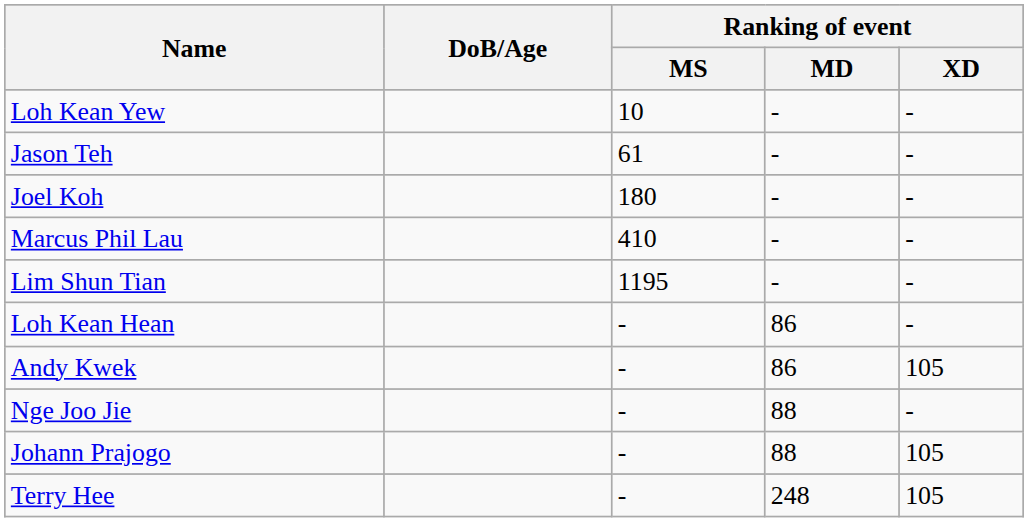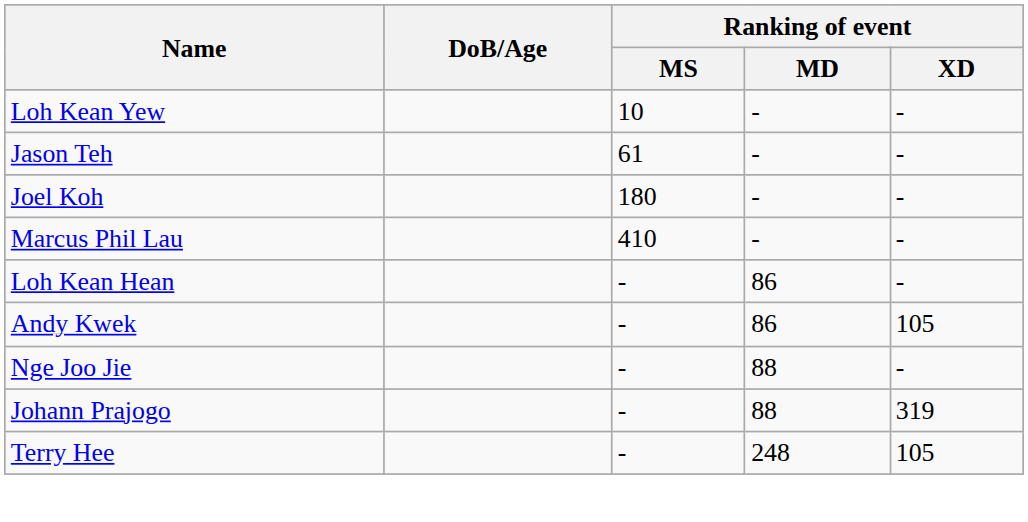- row: (88, 281)
(925, 452) 105 -> (915, 409) 319
